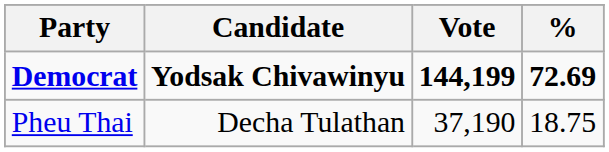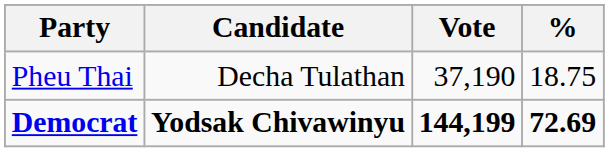rows swapped: (75, 75) <-> (72, 122)
